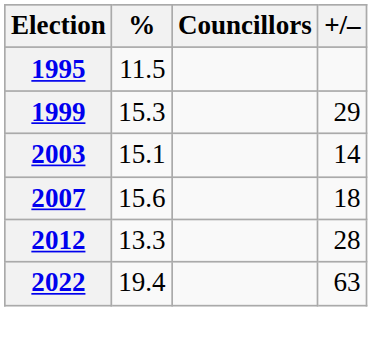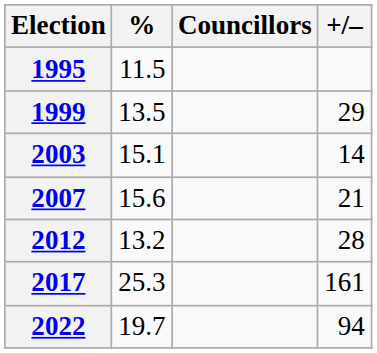(142, 111) 15.3 -> (142, 111) 13.5
(347, 197) 18 -> (351, 197) 21
(142, 240) 13.3 -> (142, 240) 13.2
+ row: (58, 283)
(142, 283) 19.4 -> (142, 326) 19.7
(347, 283) 63 -> (351, 326) 94
